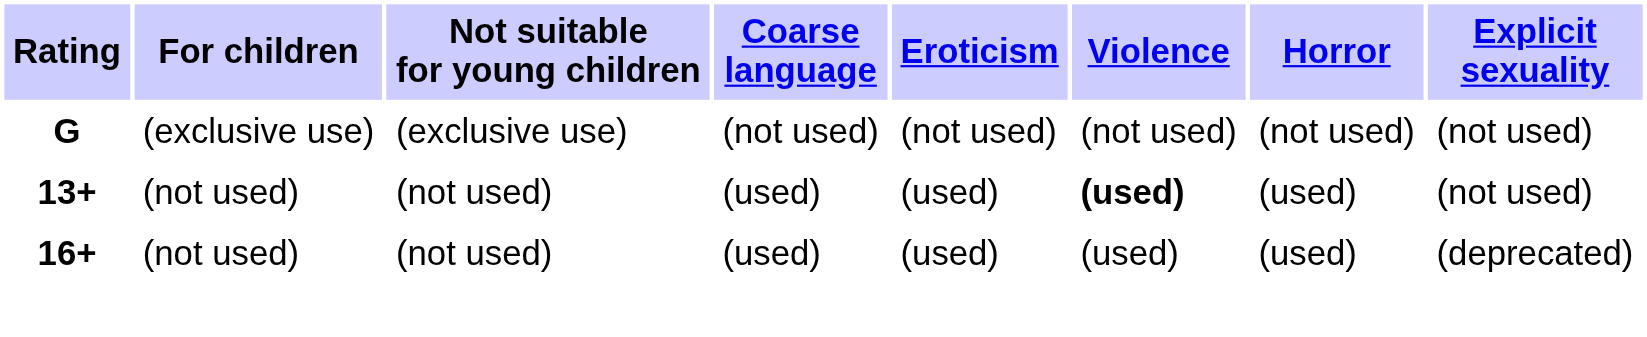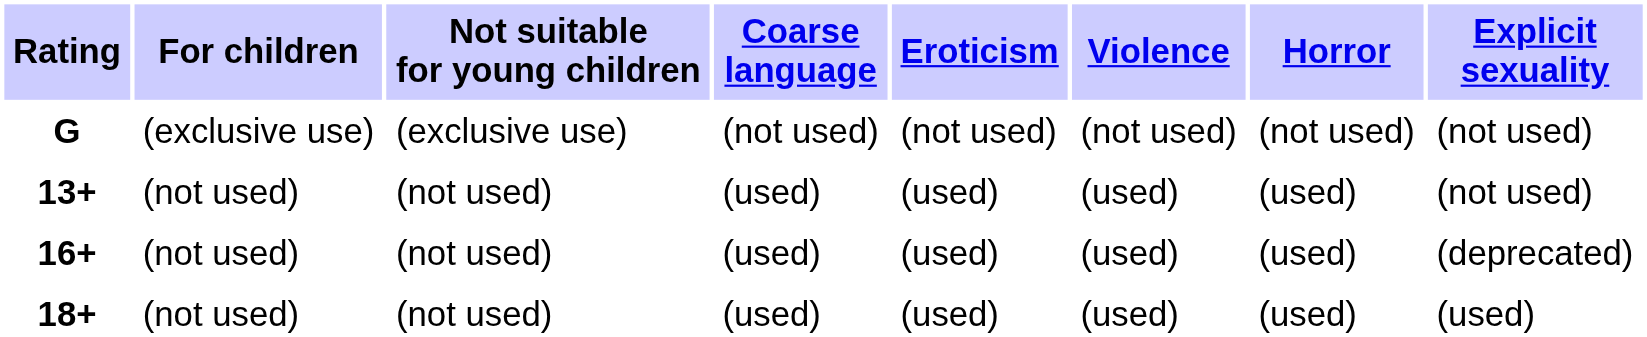(1133, 192) bold -> (1130, 192) normal
+ row: (67, 314)
